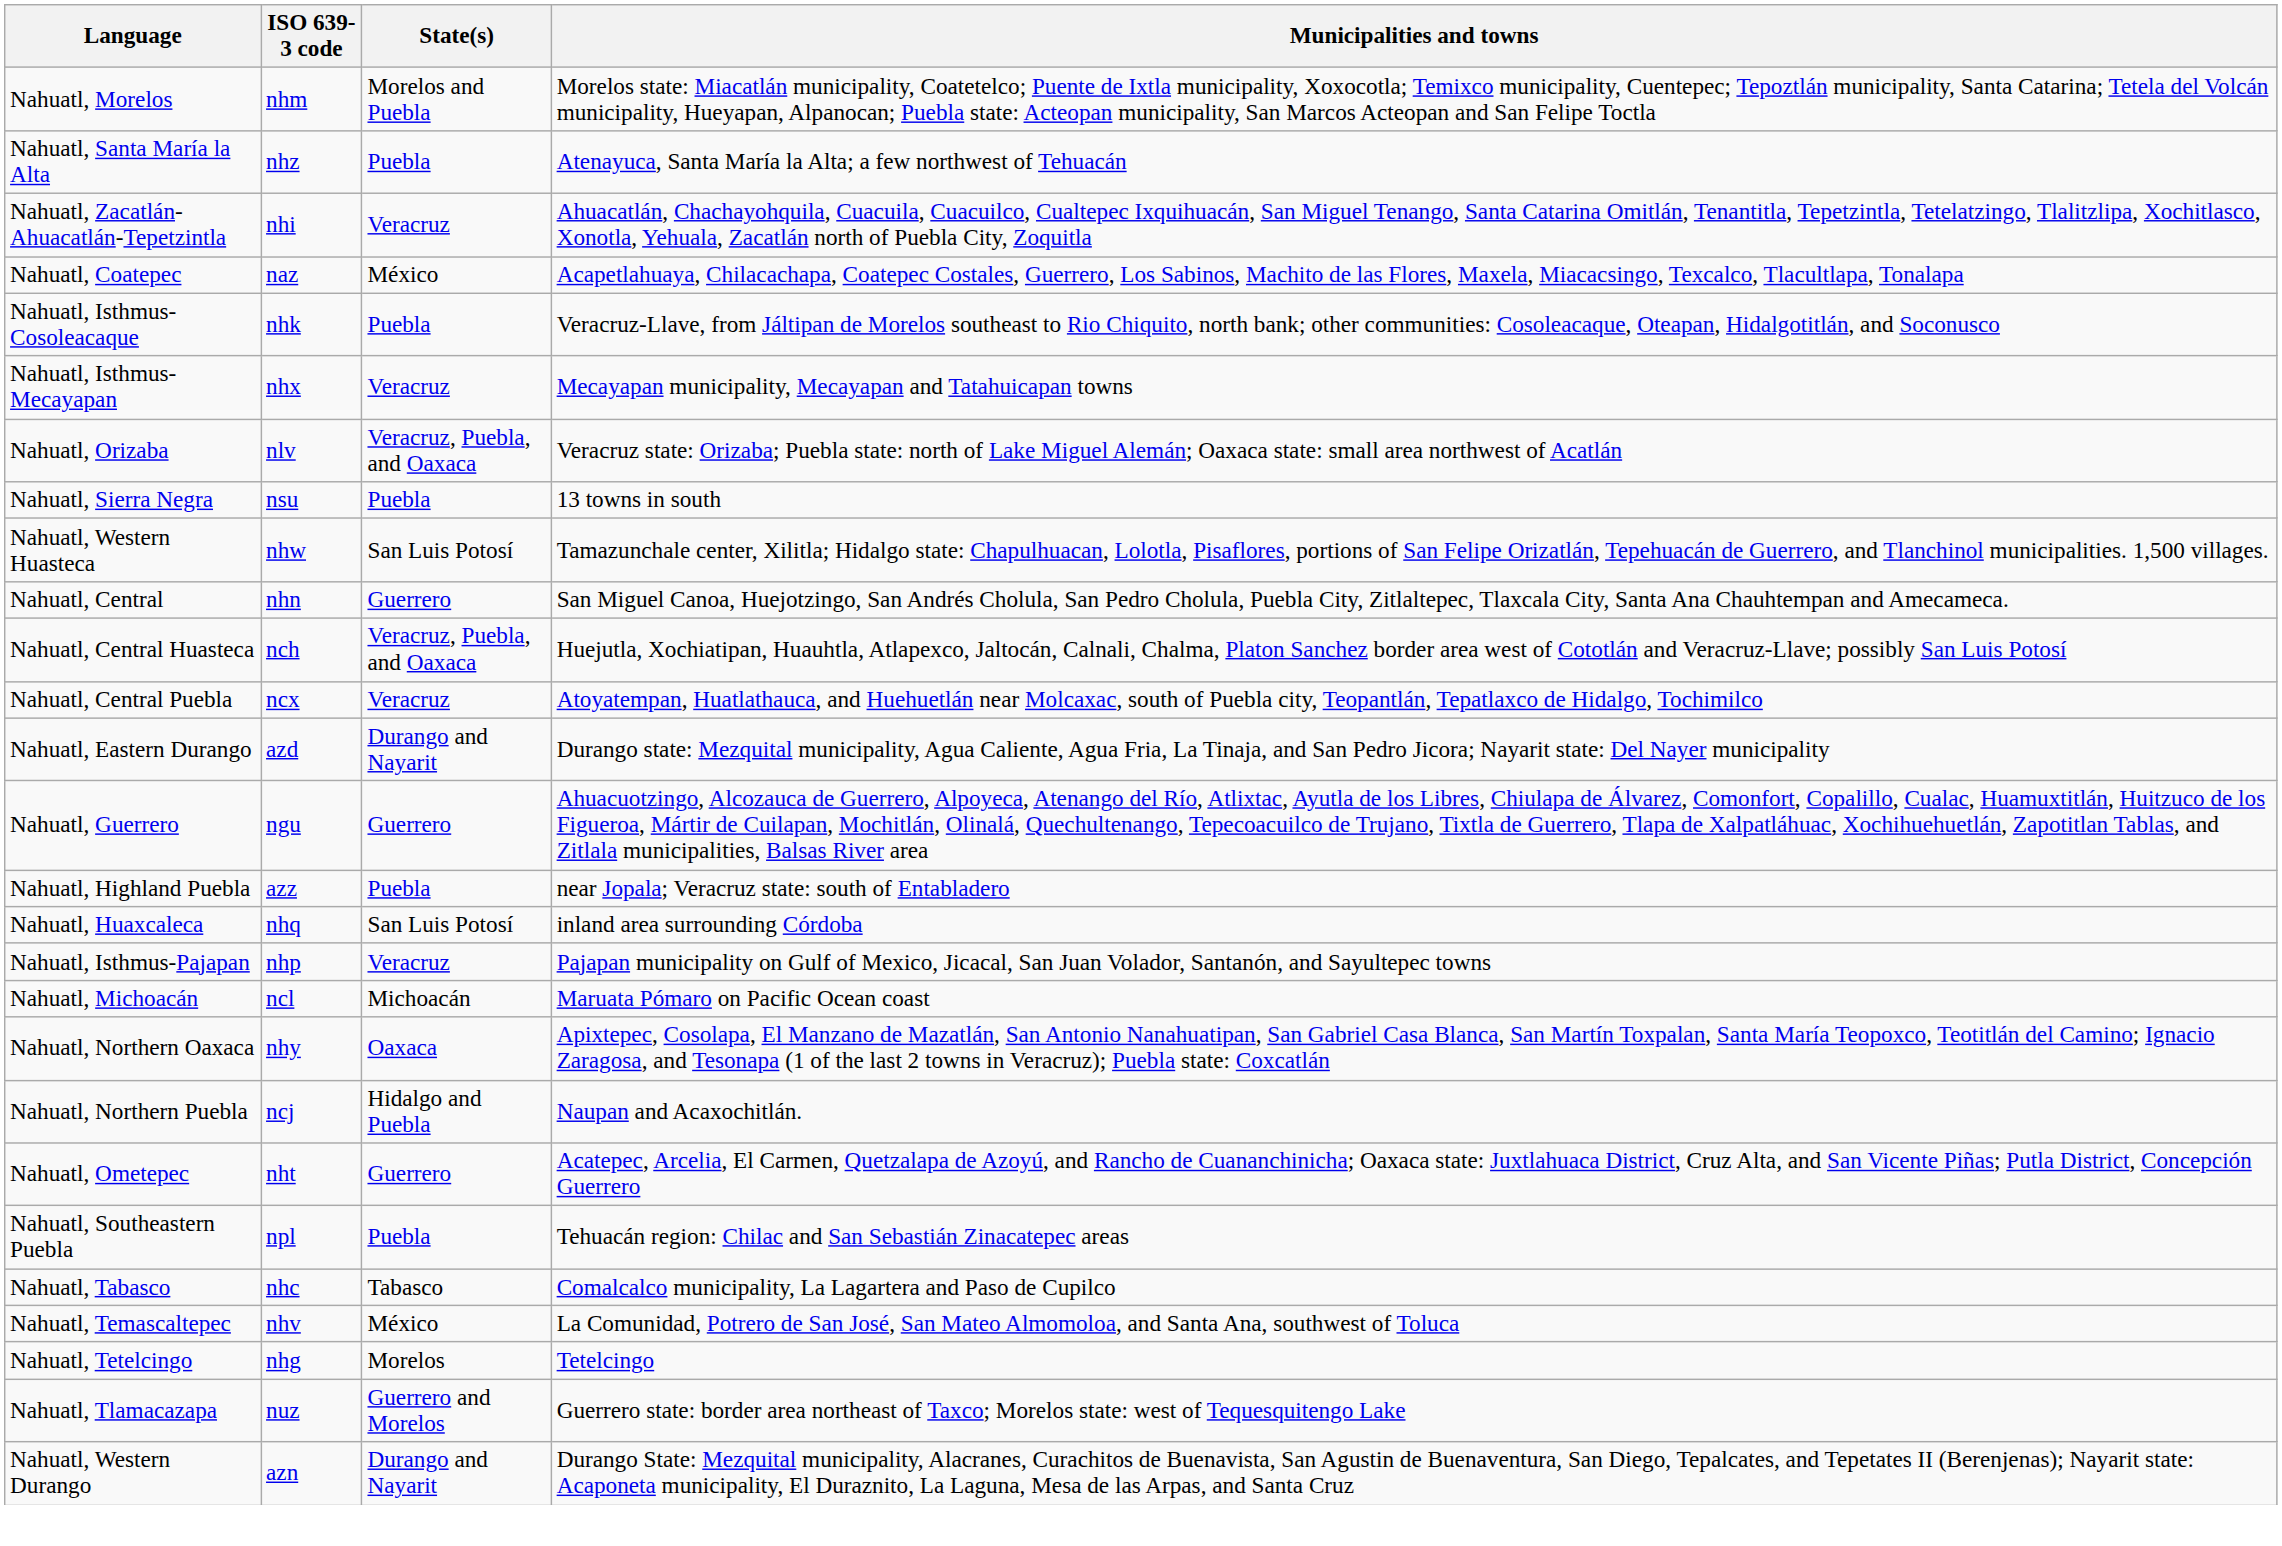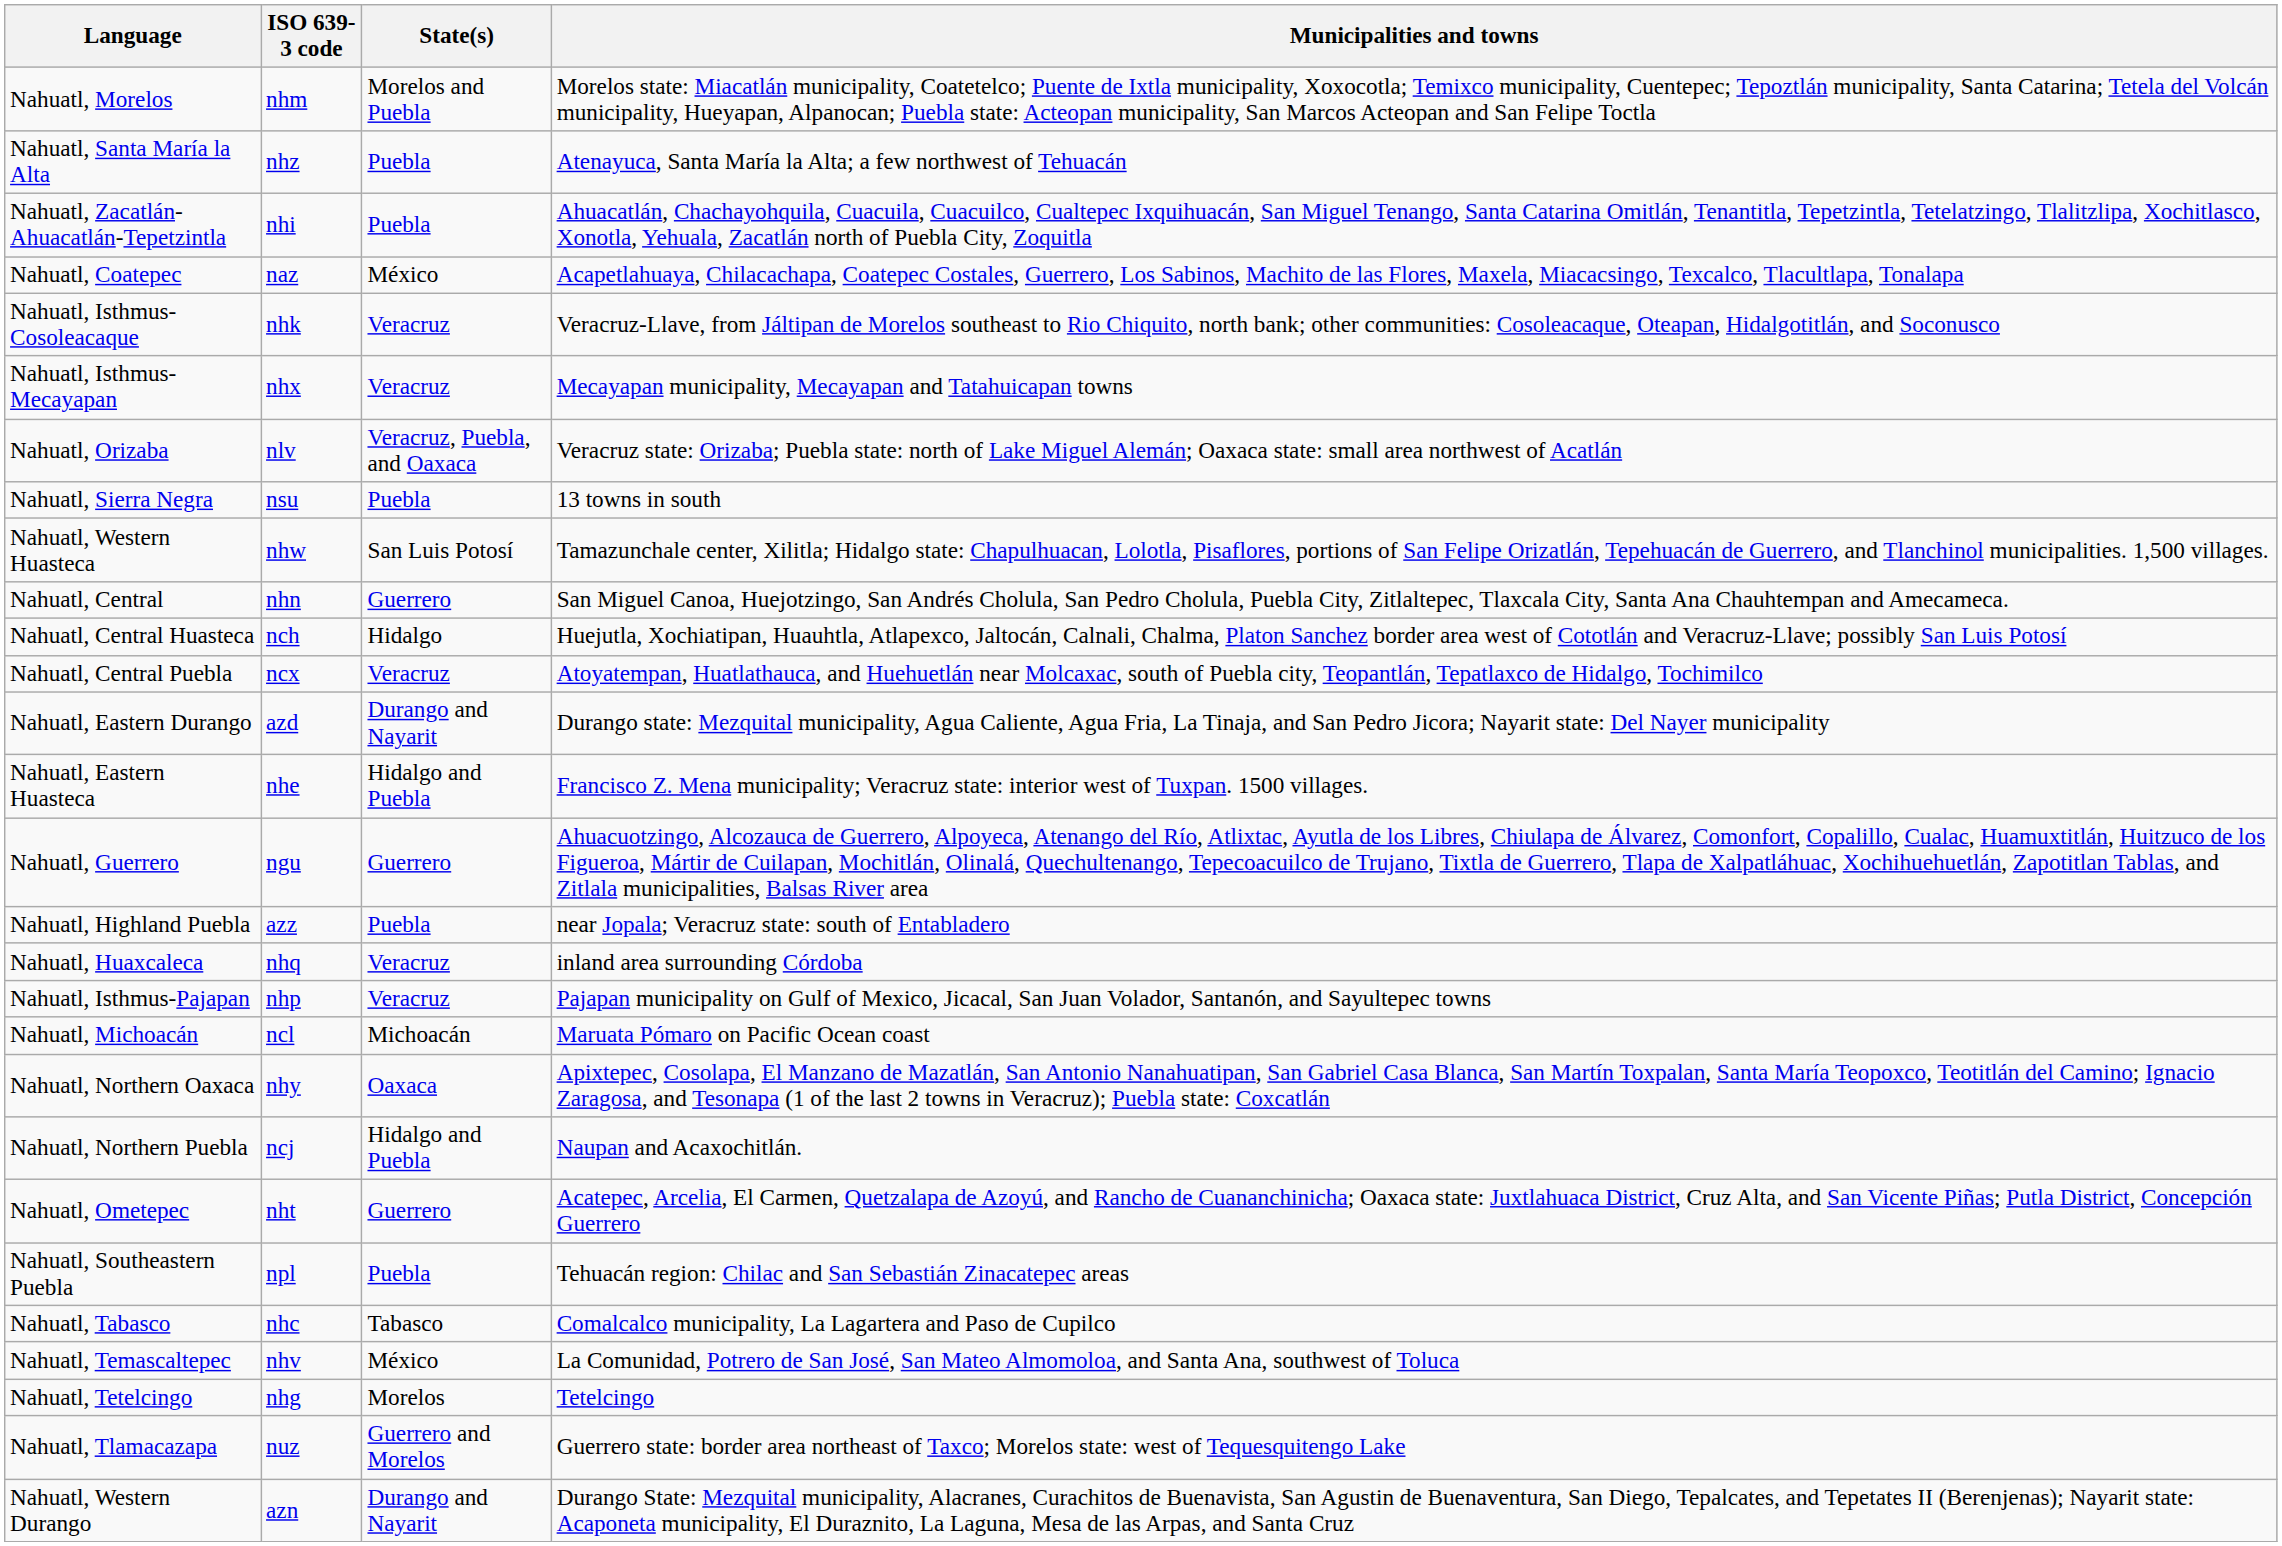(409, 224) Veracruz -> (399, 224) Puebla
(399, 324) Puebla -> (409, 324) Veracruz
(449, 649) Veracruz, Puebla, and Oaxaca -> (405, 636) Hidalgo
+ row: (87, 785)
(440, 924) San Luis Potosí -> (409, 961) Veracruz
